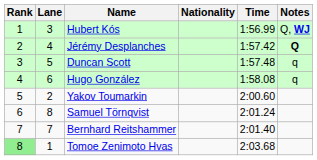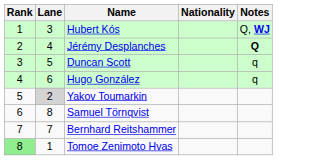- column: (257, 12)
(50, 96) no background -> (50, 96) lightgrey background
